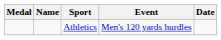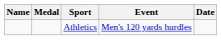columns swapped: (19, 12) <-> (48, 12)
